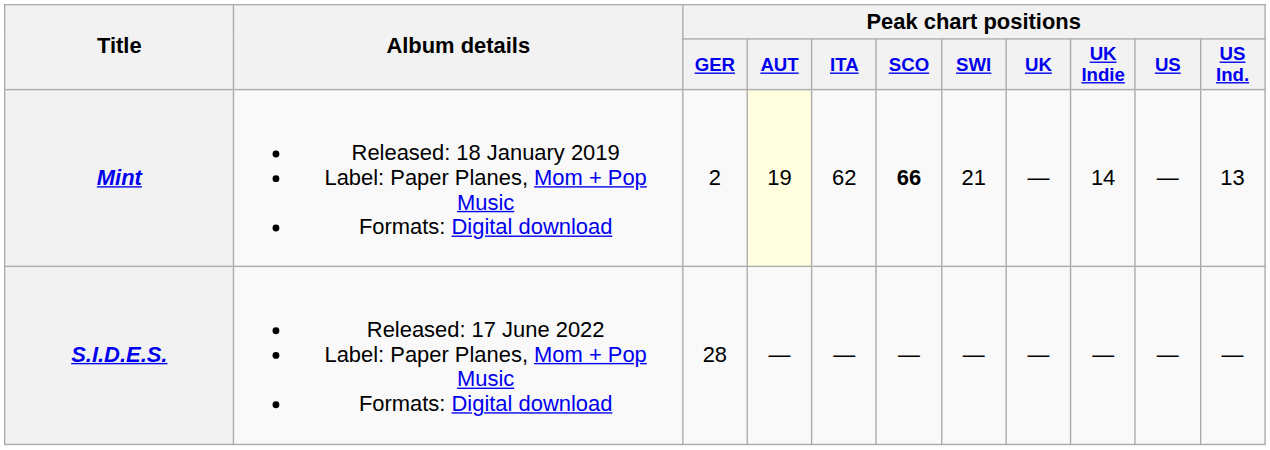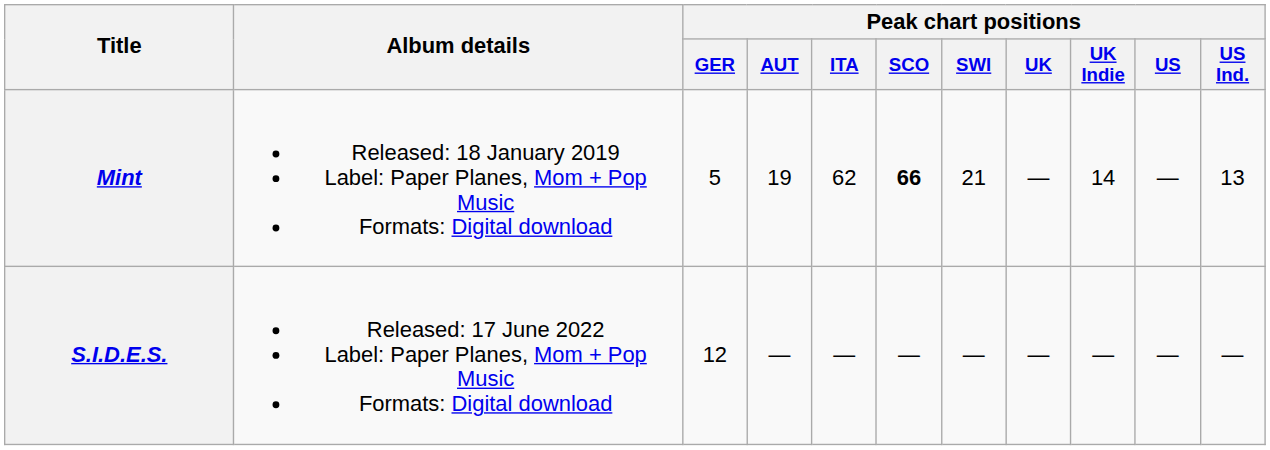(715, 177) 2 -> (715, 177) 5
(780, 177) lightyellow background -> (780, 177) no background
(715, 355) 28 -> (715, 355) 12
